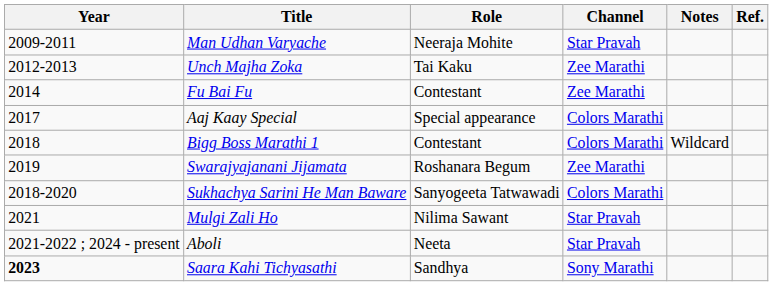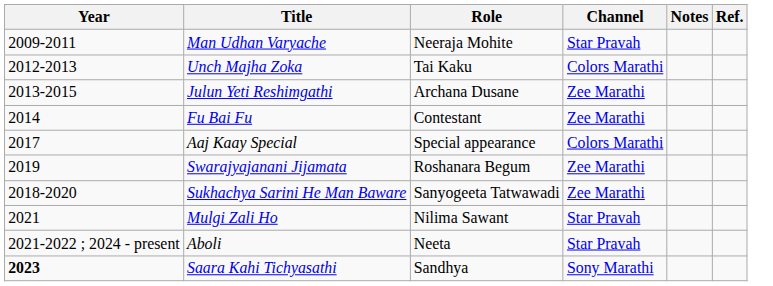(606, 67) Zee Marathi -> (615, 67) Colors Marathi
+ row: (260, 92)
- row: (253, 142)
(615, 192) Colors Marathi -> (606, 192) Zee Marathi
